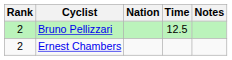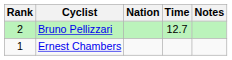(177, 30) 12.5 -> (177, 30) 12.7
(20, 47) 2 -> (20, 47) 1
